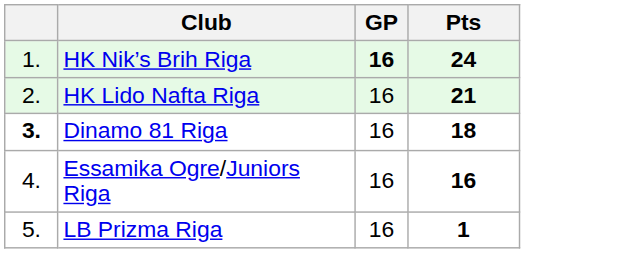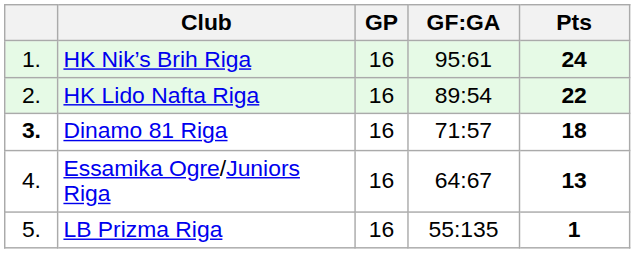+ column: (463, 22)
(381, 58) bold -> (381, 58) normal
(463, 95) 21 -> (574, 95) 22
(463, 180) 16 -> (574, 180) 13
